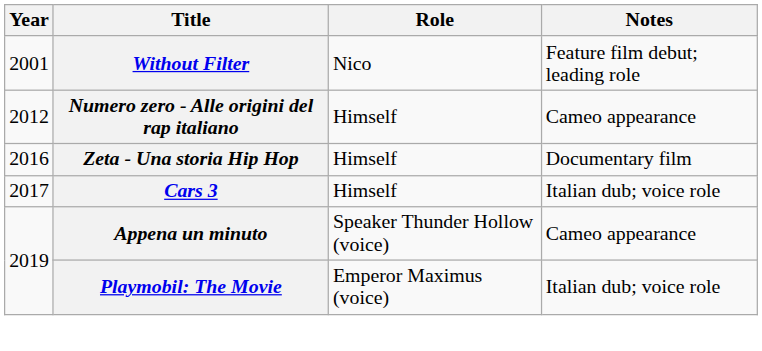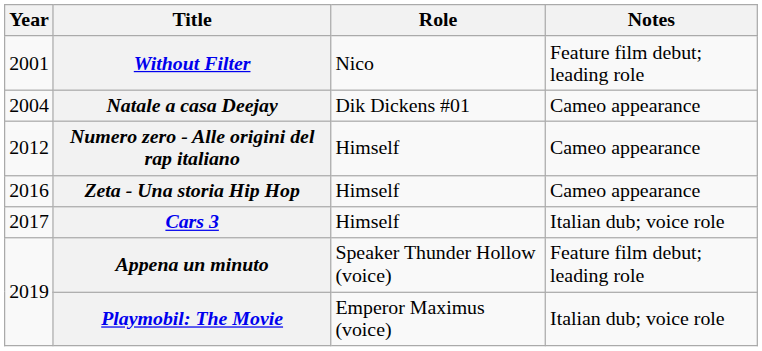+ row: (192, 105)
(619, 159) Documentary film -> (625, 190) Cameo appearance
(621, 233) Cameo appearance -> (626, 264) Feature film debut; leading role
